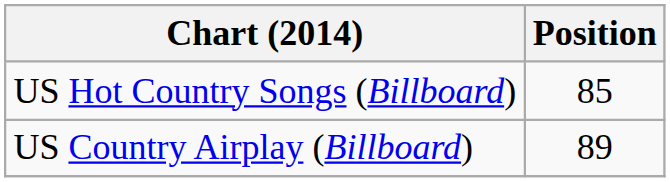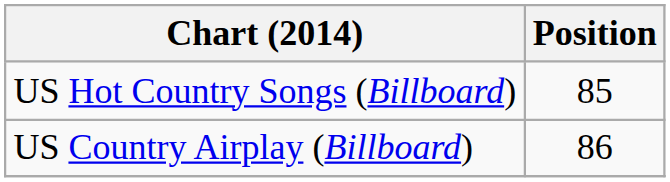(595, 147) 89 -> (595, 147) 86
